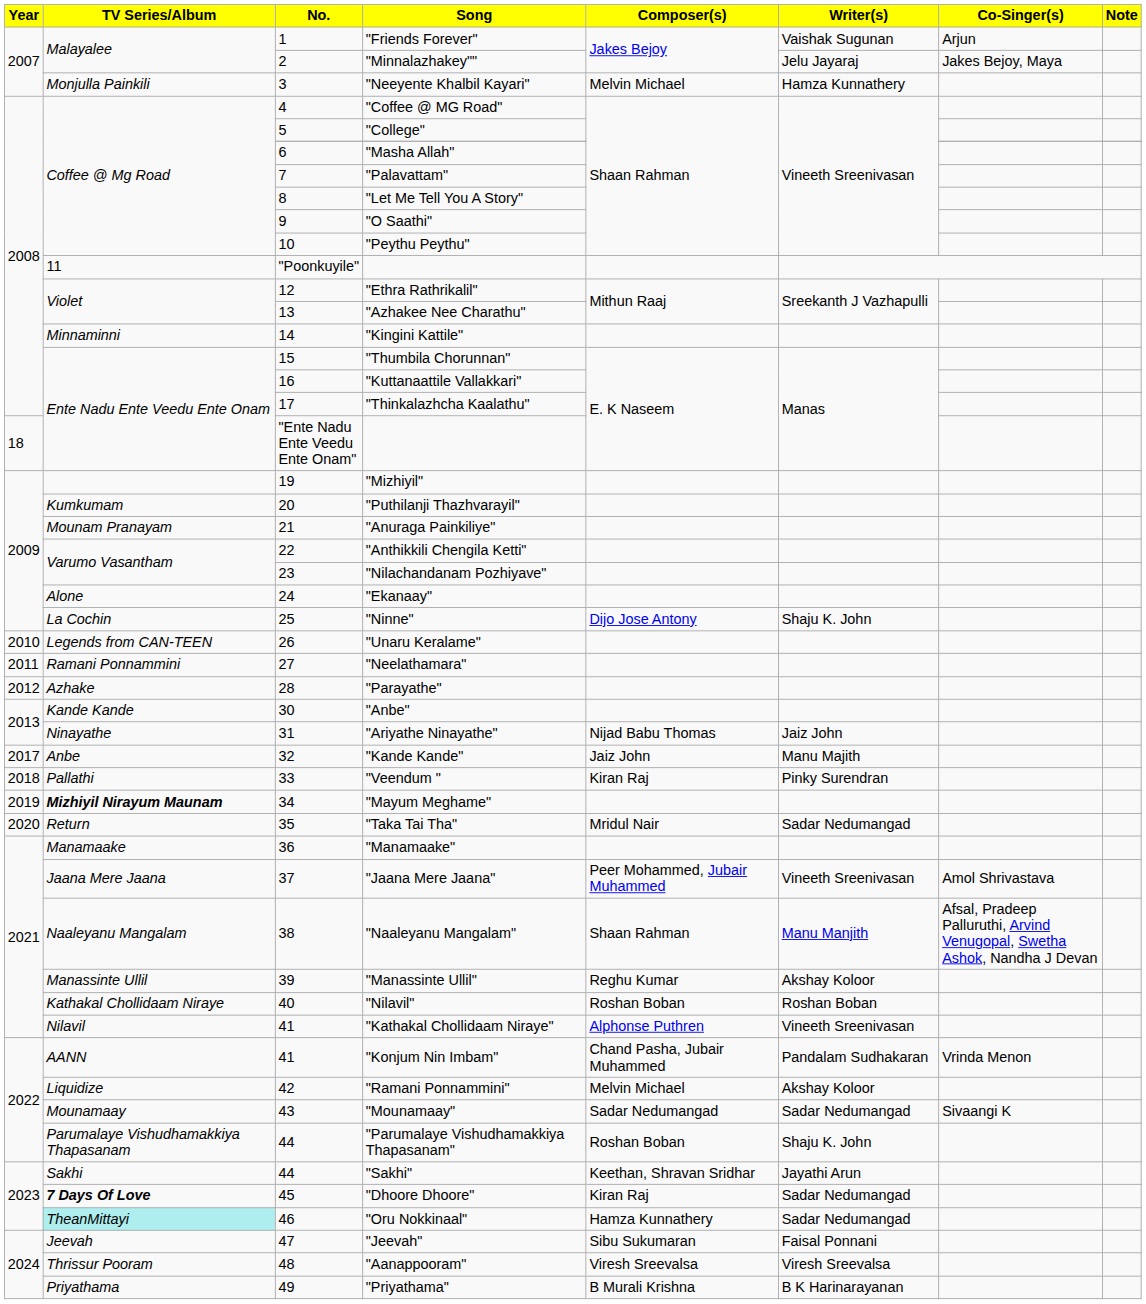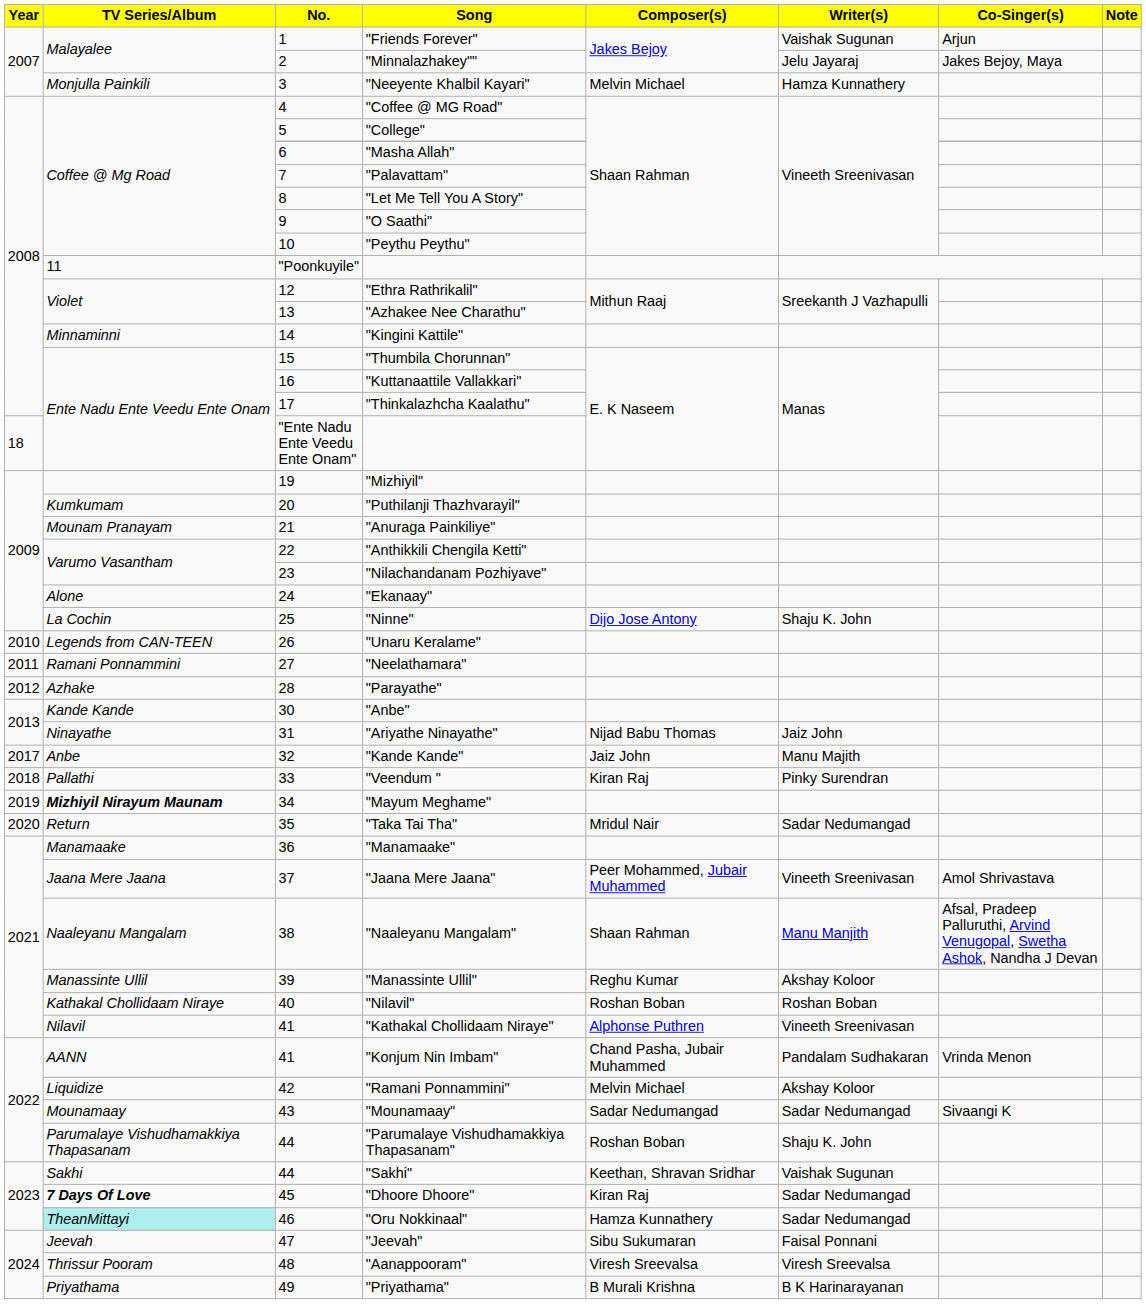(821, 1173) Jayathi Arun -> (838, 1173) Vaishak Sugunan
